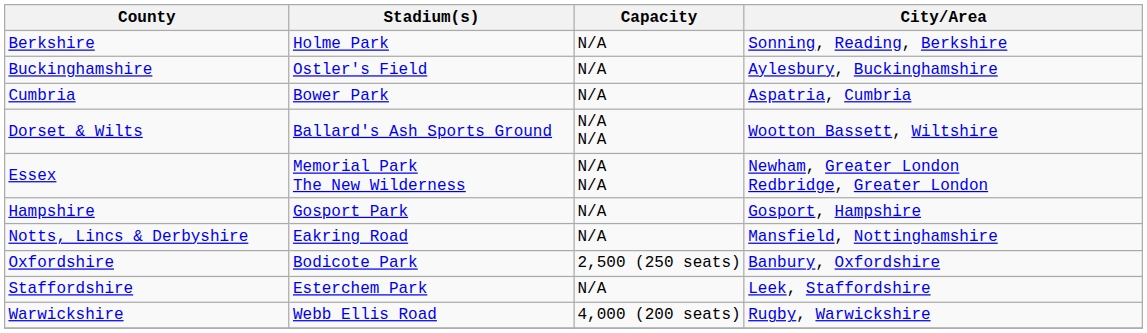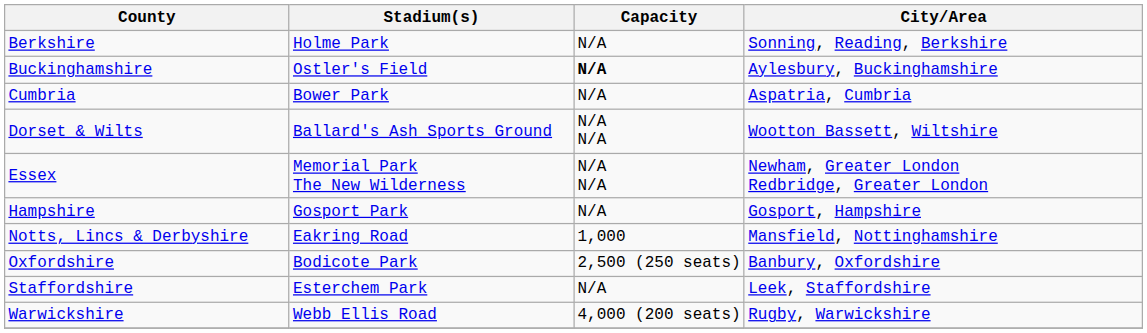(592, 70) normal -> (592, 70) bold
(592, 237) N/A -> (602, 237) 1,000
